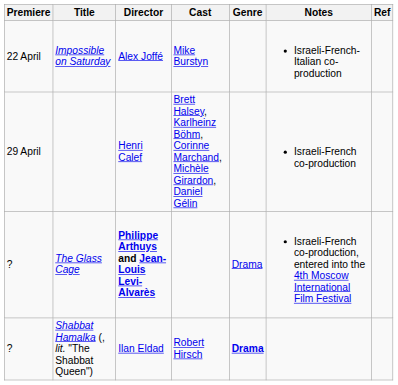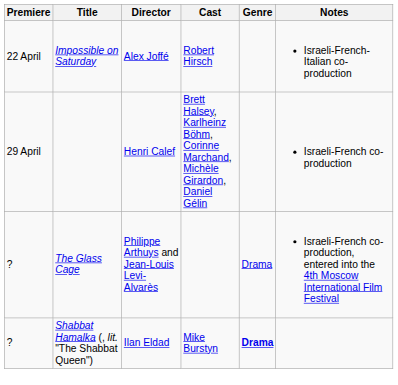- column: (382, 12)
(191, 56) Mike Burstyn -> (199, 56) Robert Hirsch
(142, 264) bold -> (151, 264) normal
(189, 348) Robert Hirsch -> (201, 343) Mike Burstyn
